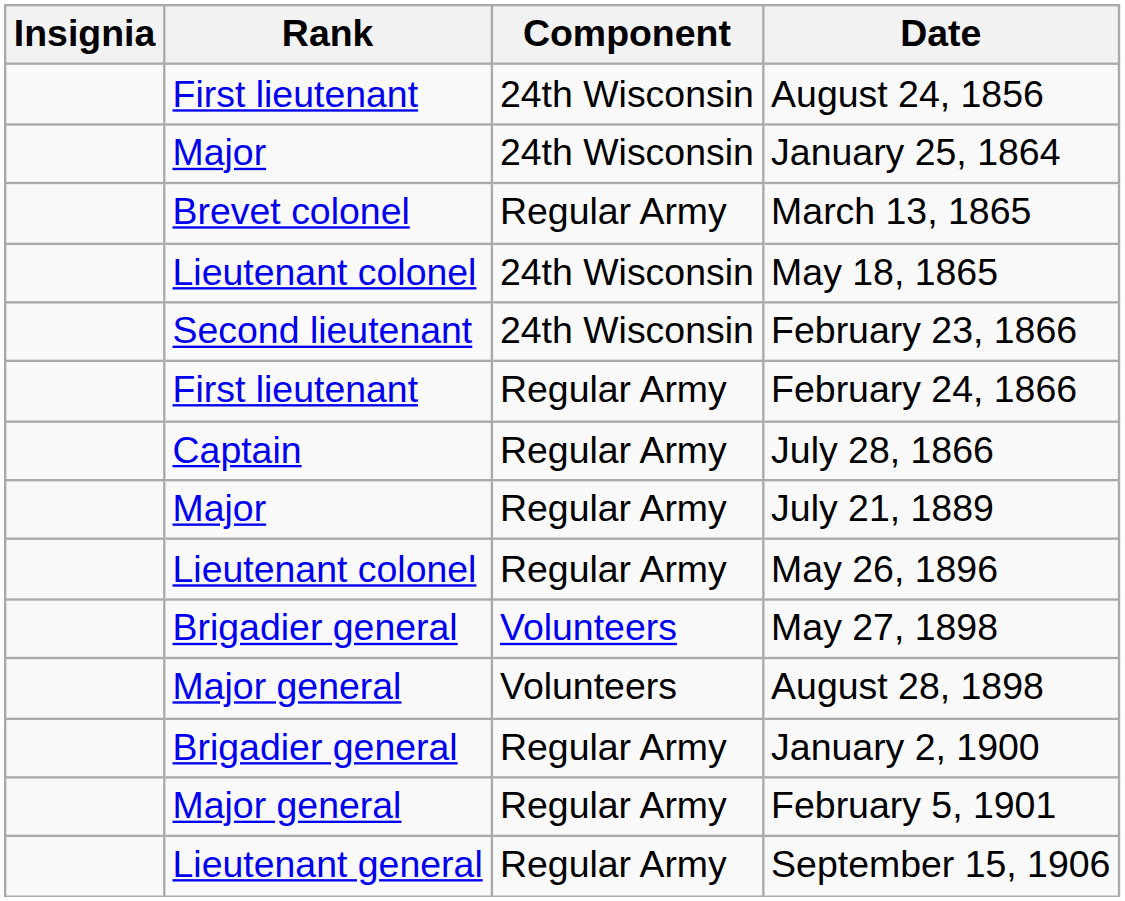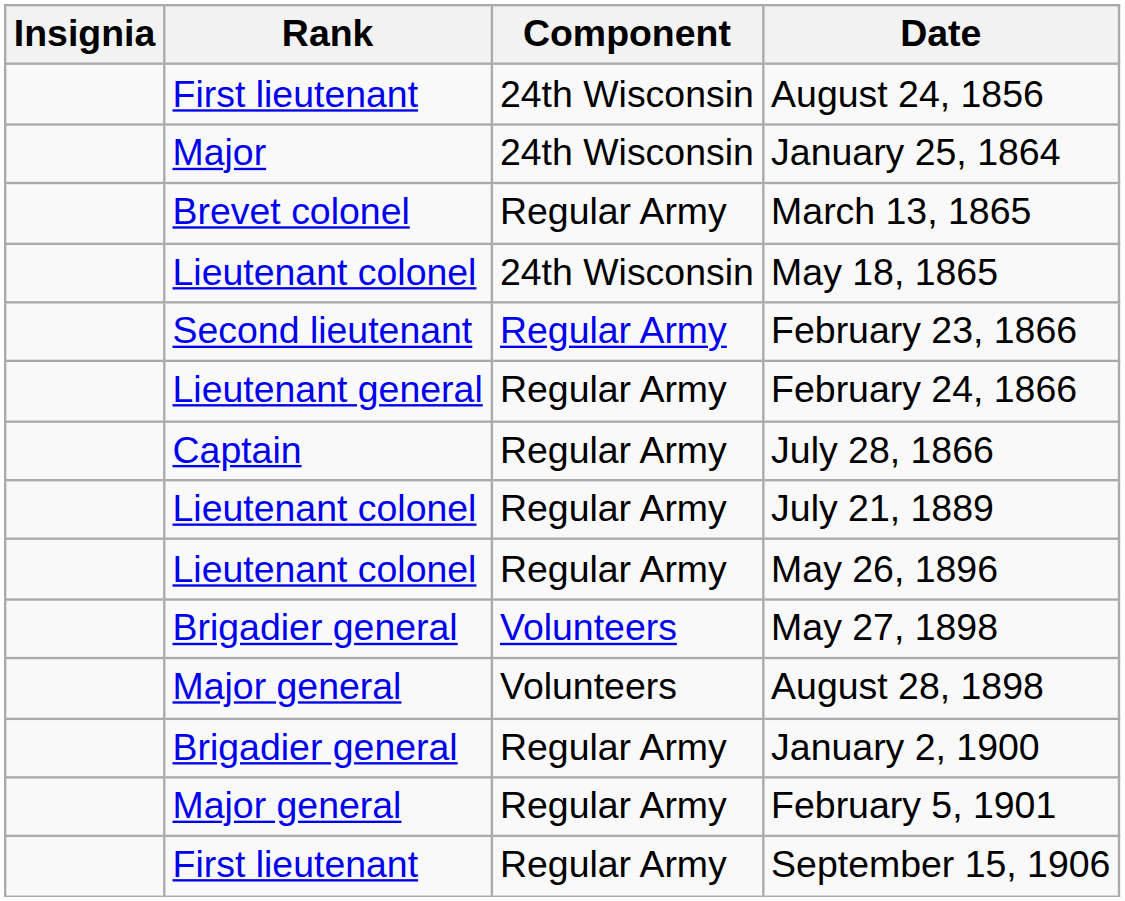(627, 331) 24th Wisconsin -> (613, 331) Regular Army
(295, 390) First lieutenant -> (328, 390) Lieutenant general
(219, 509) Major -> (324, 509) Lieutenant colonel
(328, 865) Lieutenant general -> (295, 865) First lieutenant
